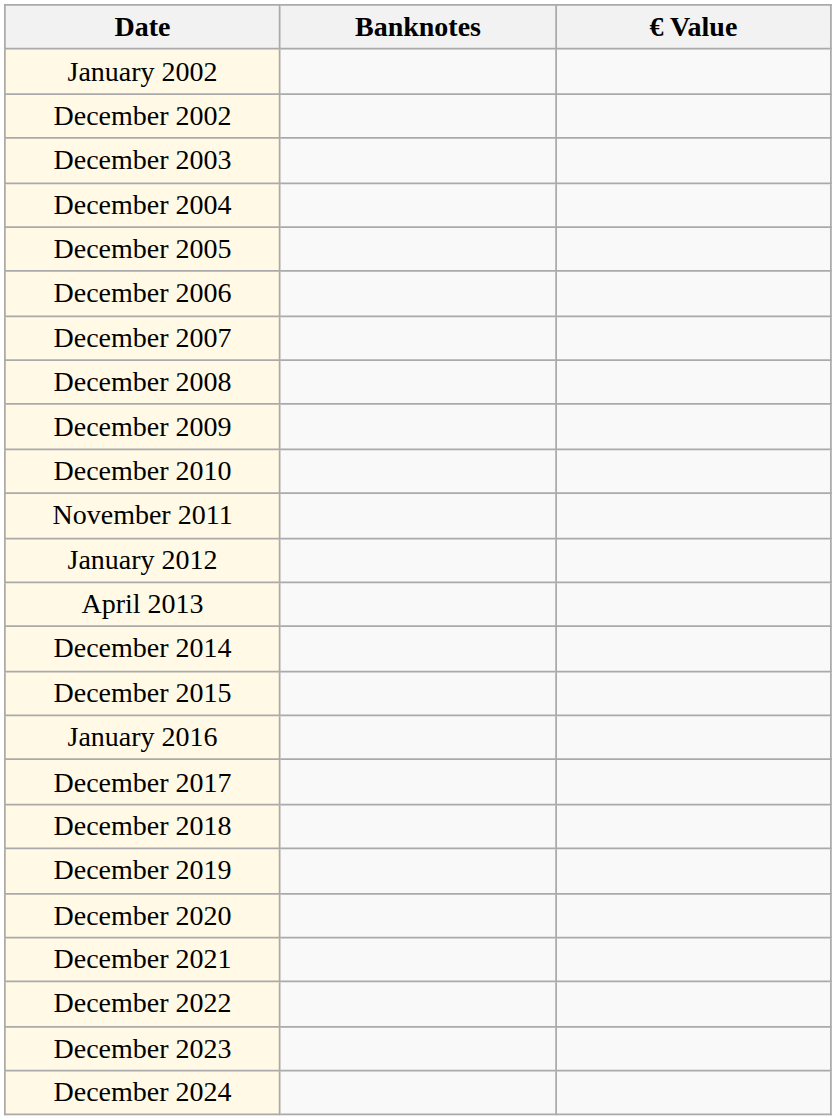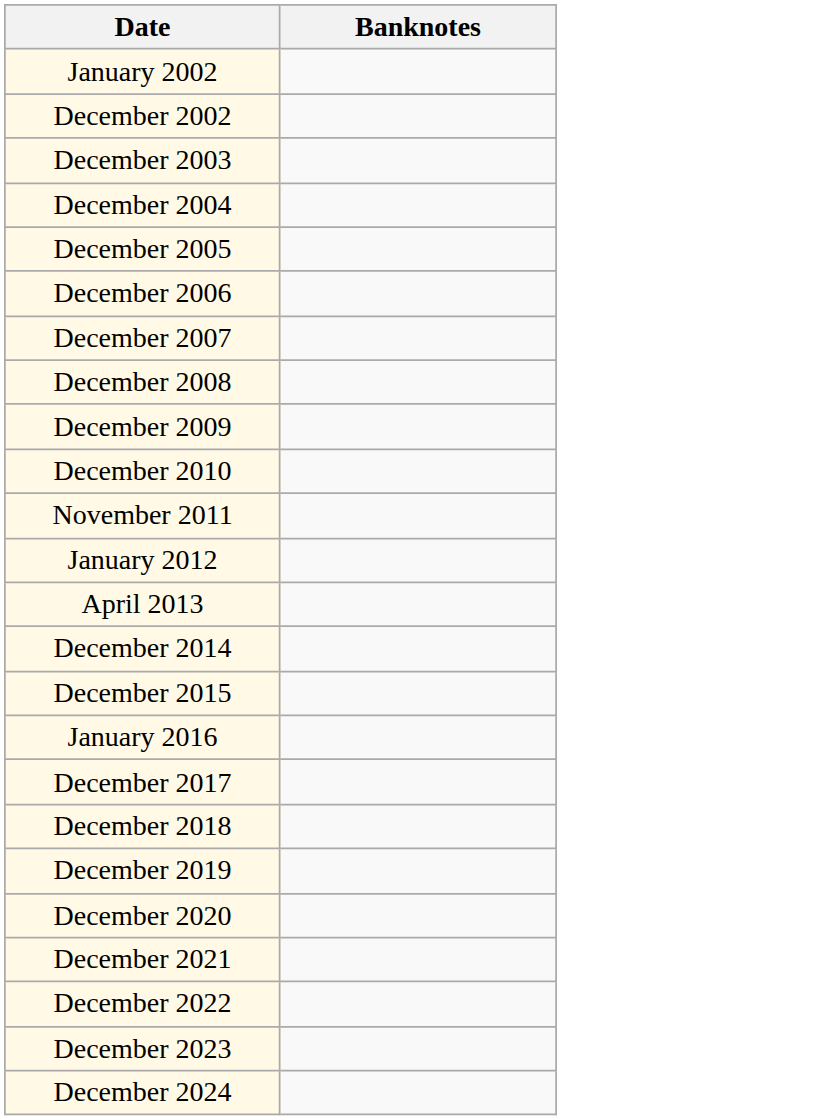- column: (693, 26)
